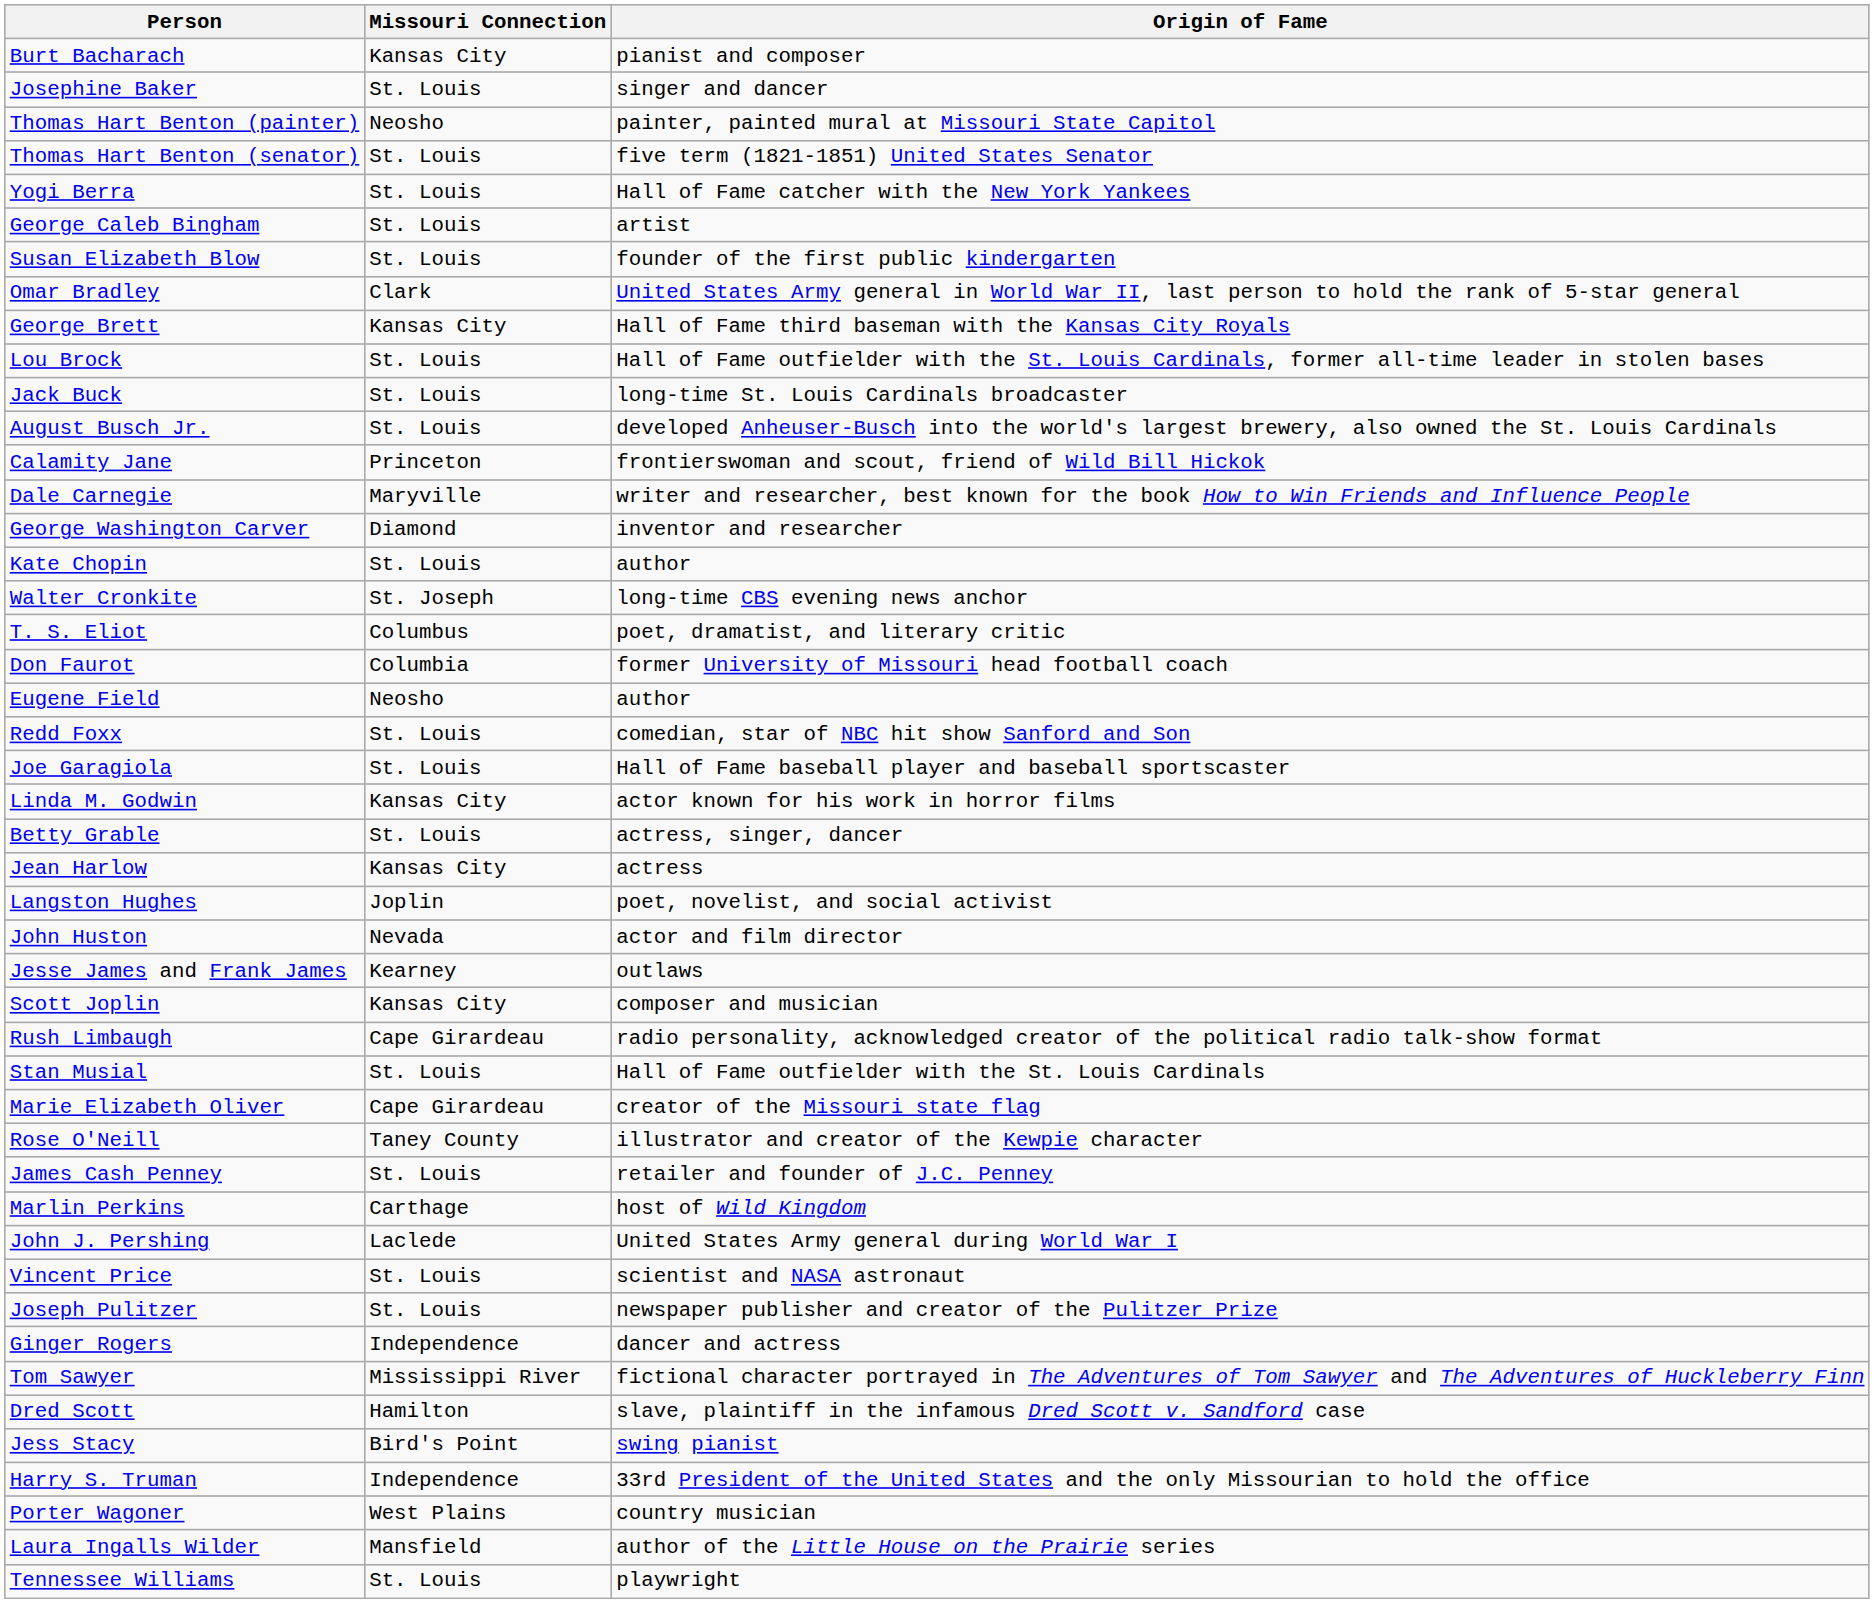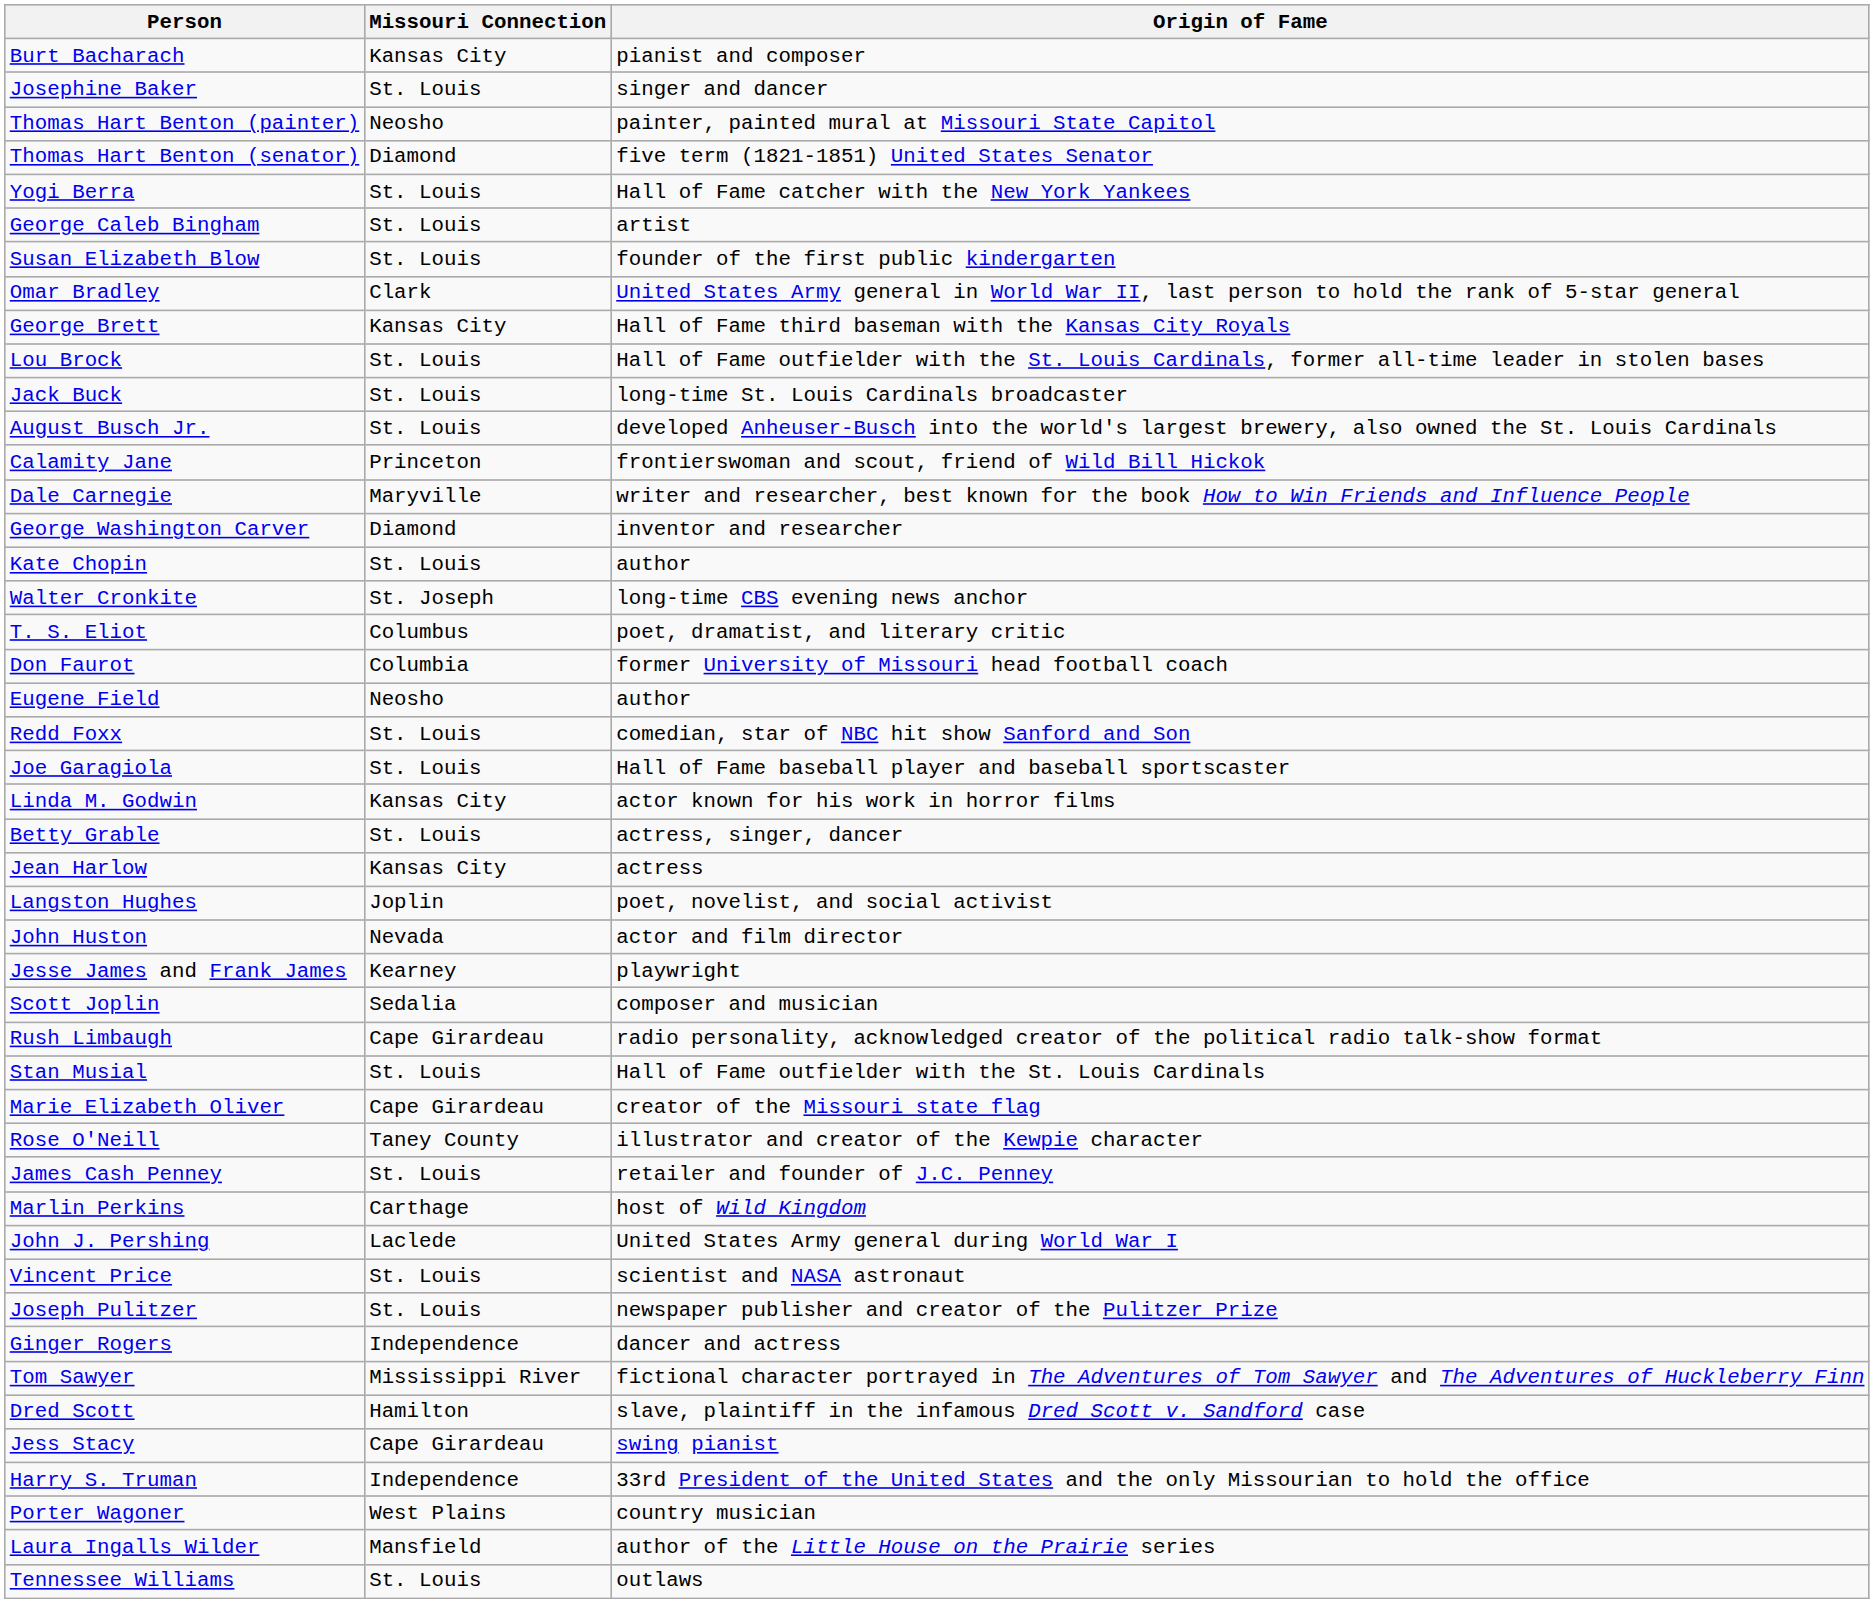(425, 157) St. Louis -> (413, 157) Diamond
(660, 971) outlaws -> (679, 971) playwright
(438, 1005) Kansas City -> (413, 1005) Sedalia
(444, 1446) Bird's Point -> (457, 1446) Cape Girardeau
(679, 1581) playwright -> (660, 1581) outlaws
